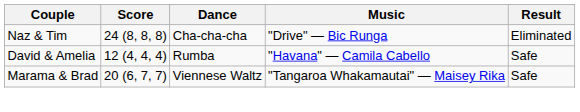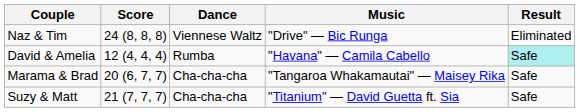(210, 35) Cha-cha-cha -> (217, 35) Viennese Waltz
(524, 55) no background -> (524, 55) paleturquoise background
(217, 76) Viennese Waltz -> (210, 76) Cha-cha-cha
+ row: (42, 96)
